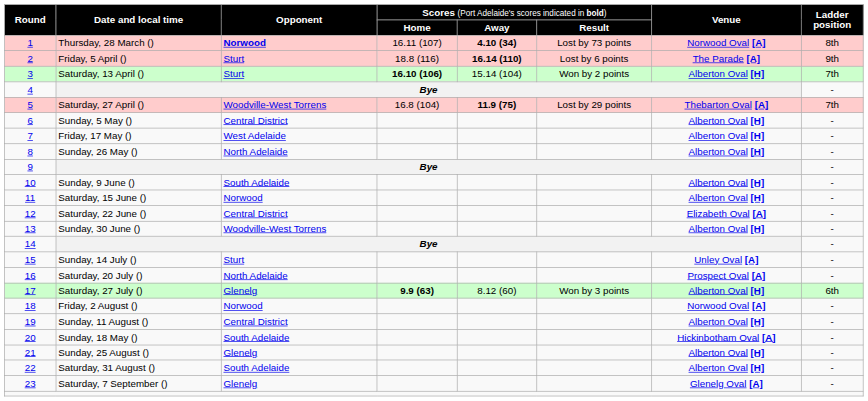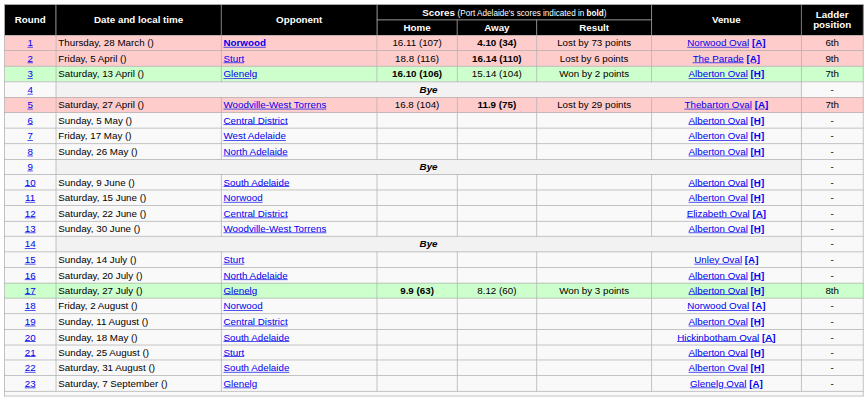(832, 43) 8th -> (832, 43) 6th
(234, 74) Sturt -> (240, 74) Glenelg
(726, 275) Prospect Oval [A] -> (726, 275) Alberton Oval [H]
(832, 291) 6th -> (832, 291) 8th
(240, 353) Glenelg -> (234, 353) Sturt
